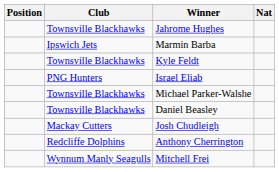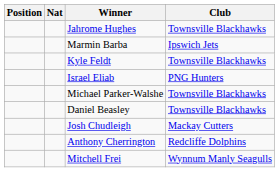columns swapped: (264, 12) <-> (99, 12)
